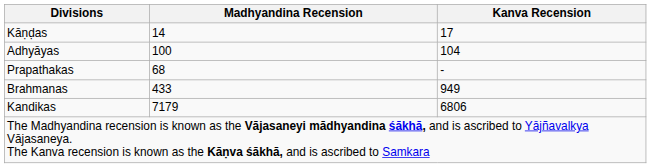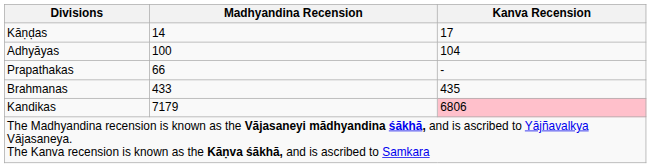(158, 70) 68 -> (158, 70) 66
(450, 88) 949 -> (450, 88) 435
(453, 107) no background -> (453, 107) pink background
